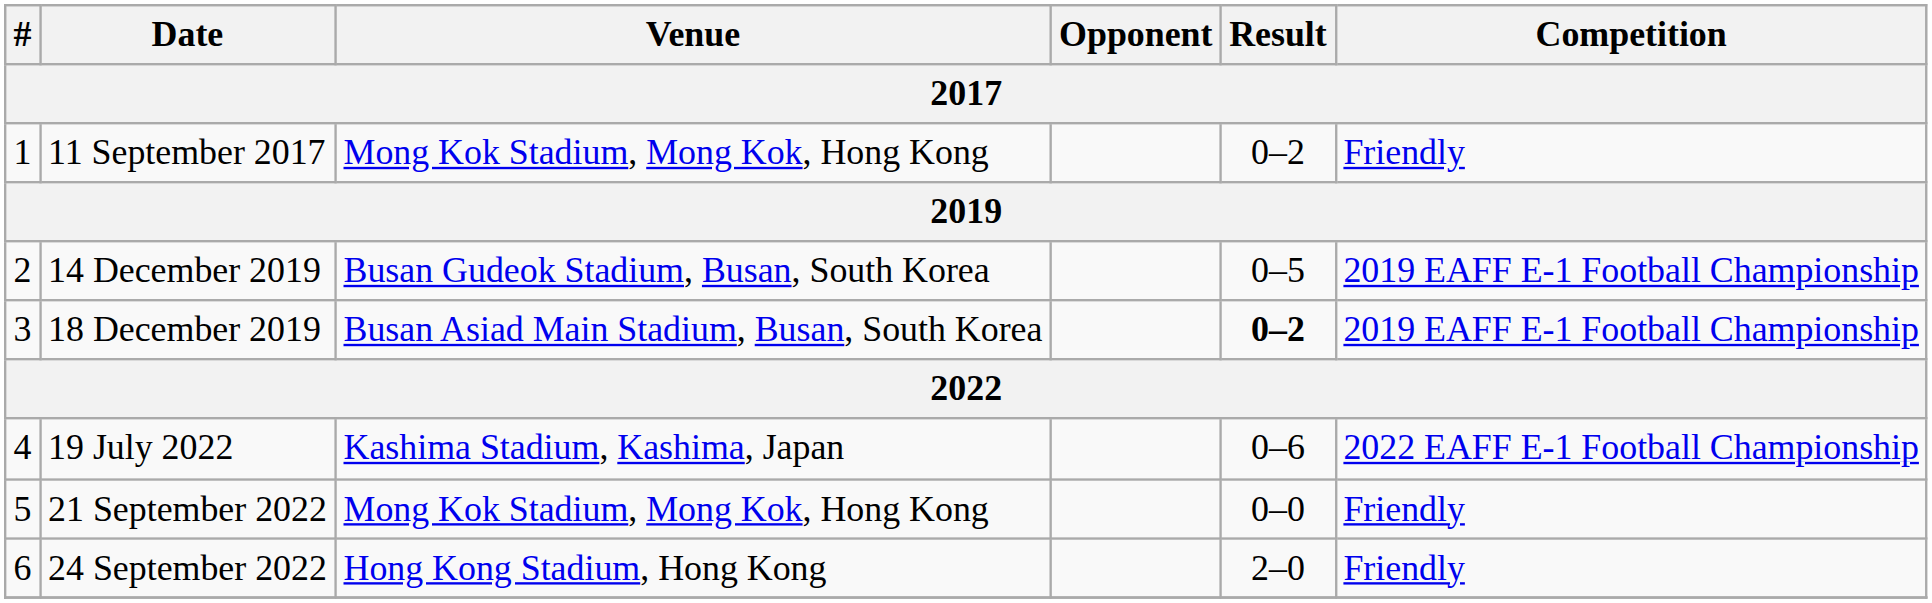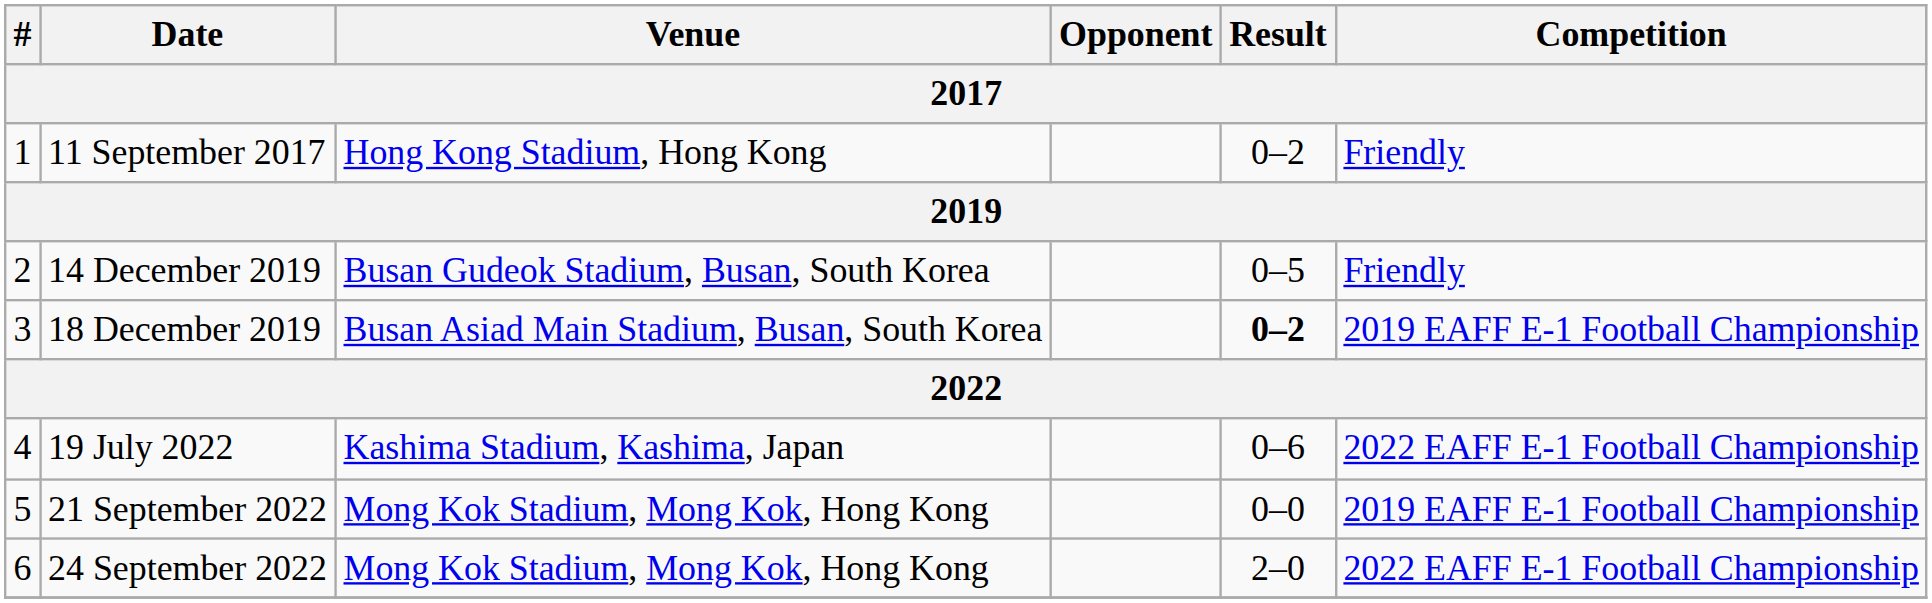(666, 152) Mong Kok Stadium, Mong Kok, Hong Kong -> (585, 152) Hong Kong Stadium, Hong Kong
(1631, 270) 2019 EAFF E-1 Football Championship -> (1404, 270) Friendly
(1404, 507) Friendly -> (1631, 507) 2019 EAFF E-1 Football Championship
(585, 566) Hong Kong Stadium, Hong Kong -> (666, 566) Mong Kok Stadium, Mong Kok, Hong Kong
(1404, 566) Friendly -> (1631, 566) 2022 EAFF E-1 Football Championship
